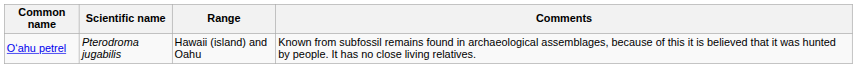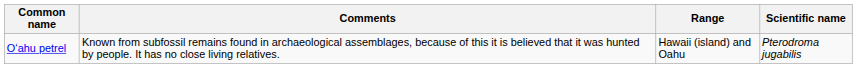columns swapped: (126, 19) <-> (564, 19)
